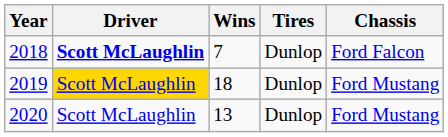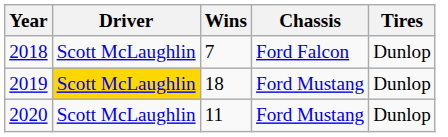columns swapped: (385, 19) <-> (293, 19)
(130, 51) bold -> (126, 51) normal
(223, 114) 13 -> (214, 114) 11
